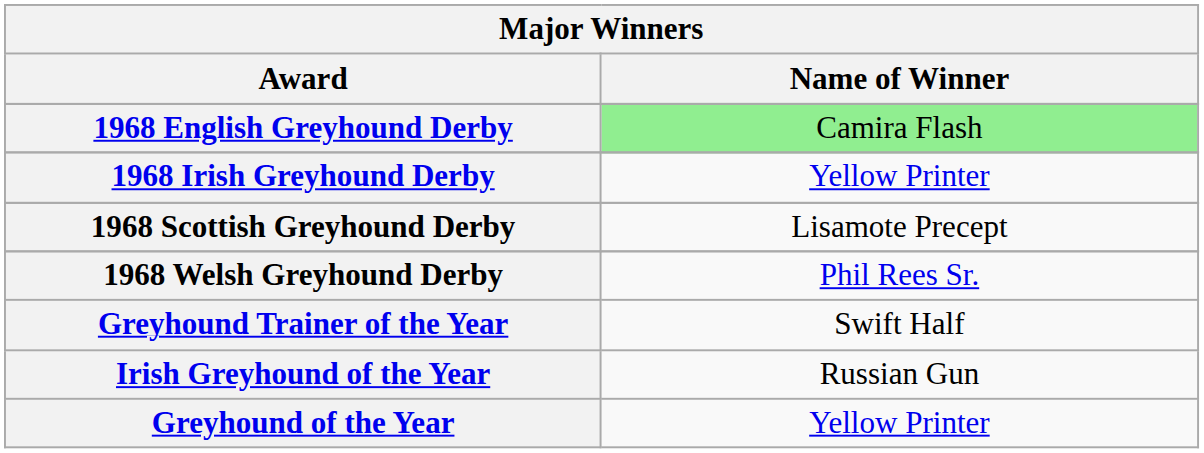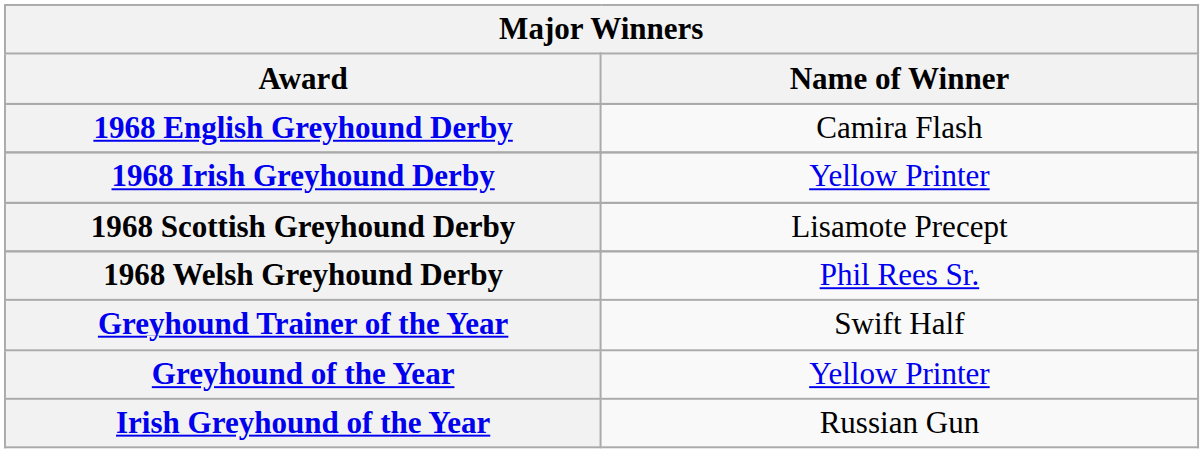(899, 127) lightgreen background -> (899, 127) no background
rows swapped: (303, 422) <-> (303, 373)
